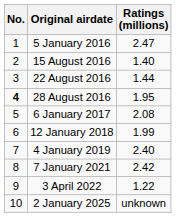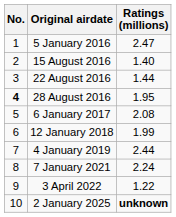(144, 150) 2.40 -> (144, 150) 2.44
(144, 168) 2.42 -> (144, 168) 2.24
(144, 203) normal -> (144, 203) bold
